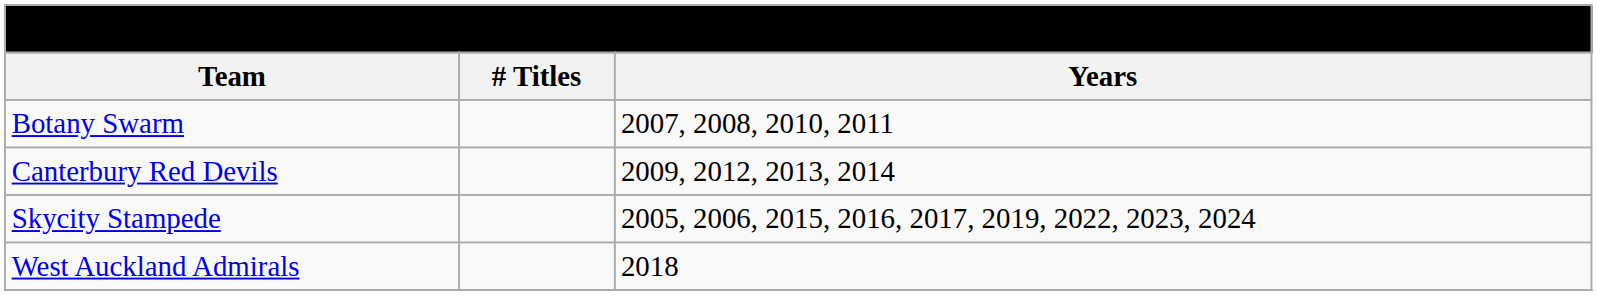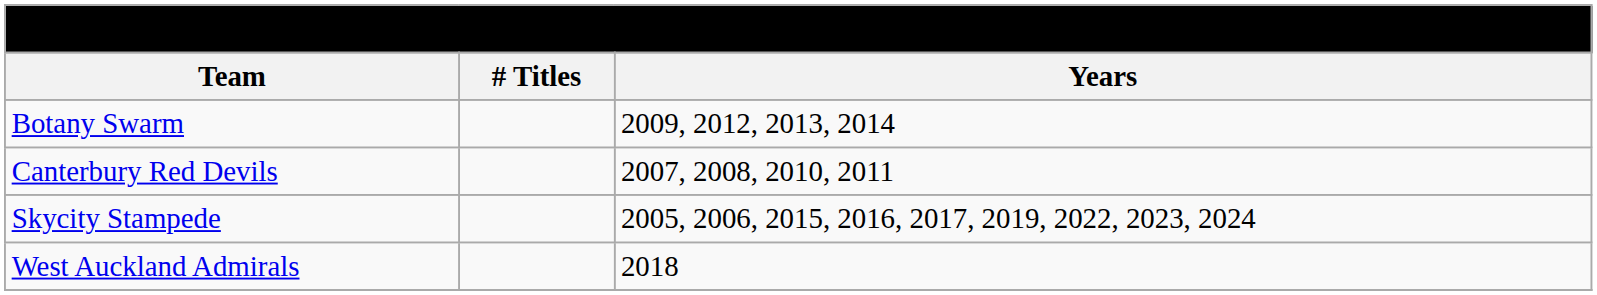(757, 123) 2007, 2008, 2010, 2011 -> (758, 123) 2009, 2012, 2013, 2014
(758, 171) 2009, 2012, 2013, 2014 -> (757, 171) 2007, 2008, 2010, 2011
